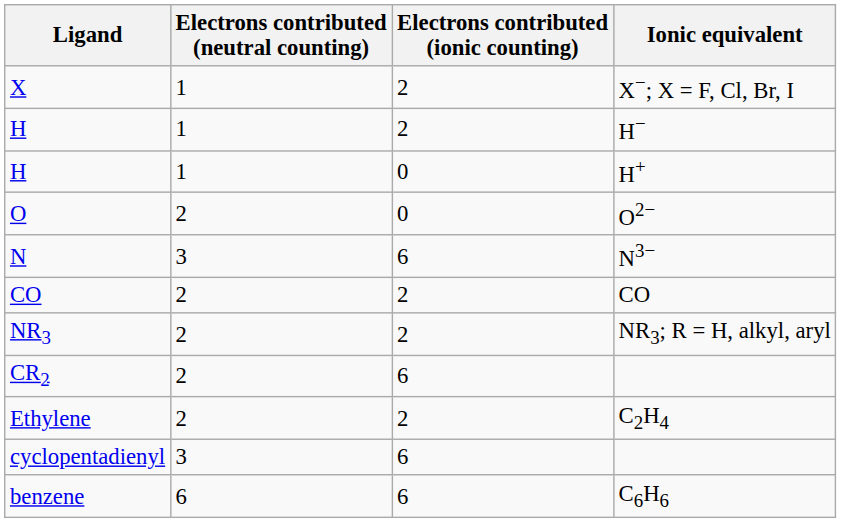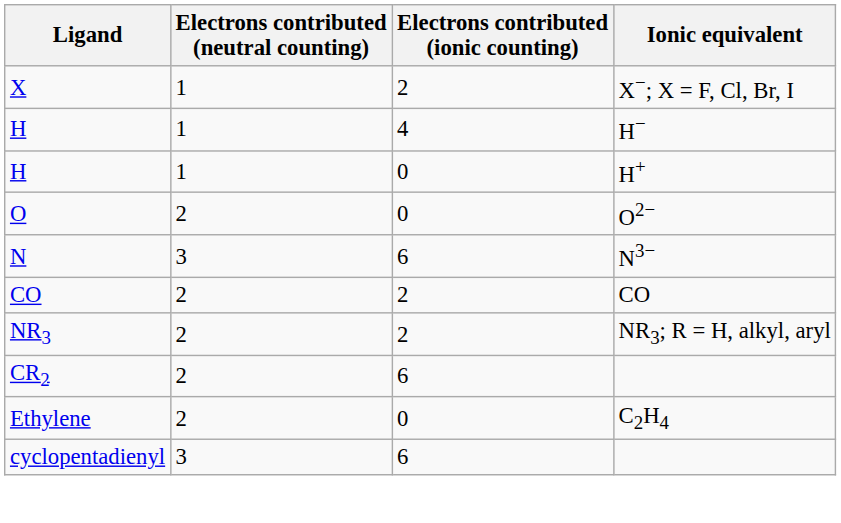(403, 129) 2 -> (403, 129) 4
(403, 417) 2 -> (403, 417) 0
- row: (47, 495)
